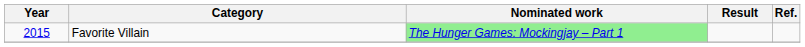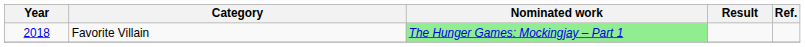(37, 32) 2015 -> (37, 32) 2018
